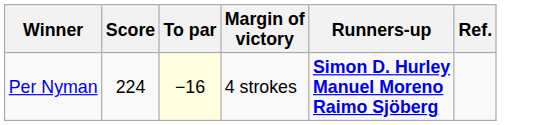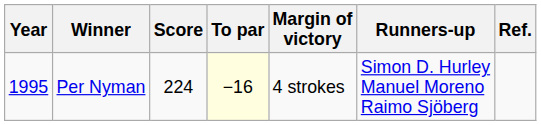+ column: (28, 29)
(382, 87) bold -> (425, 87) normal
